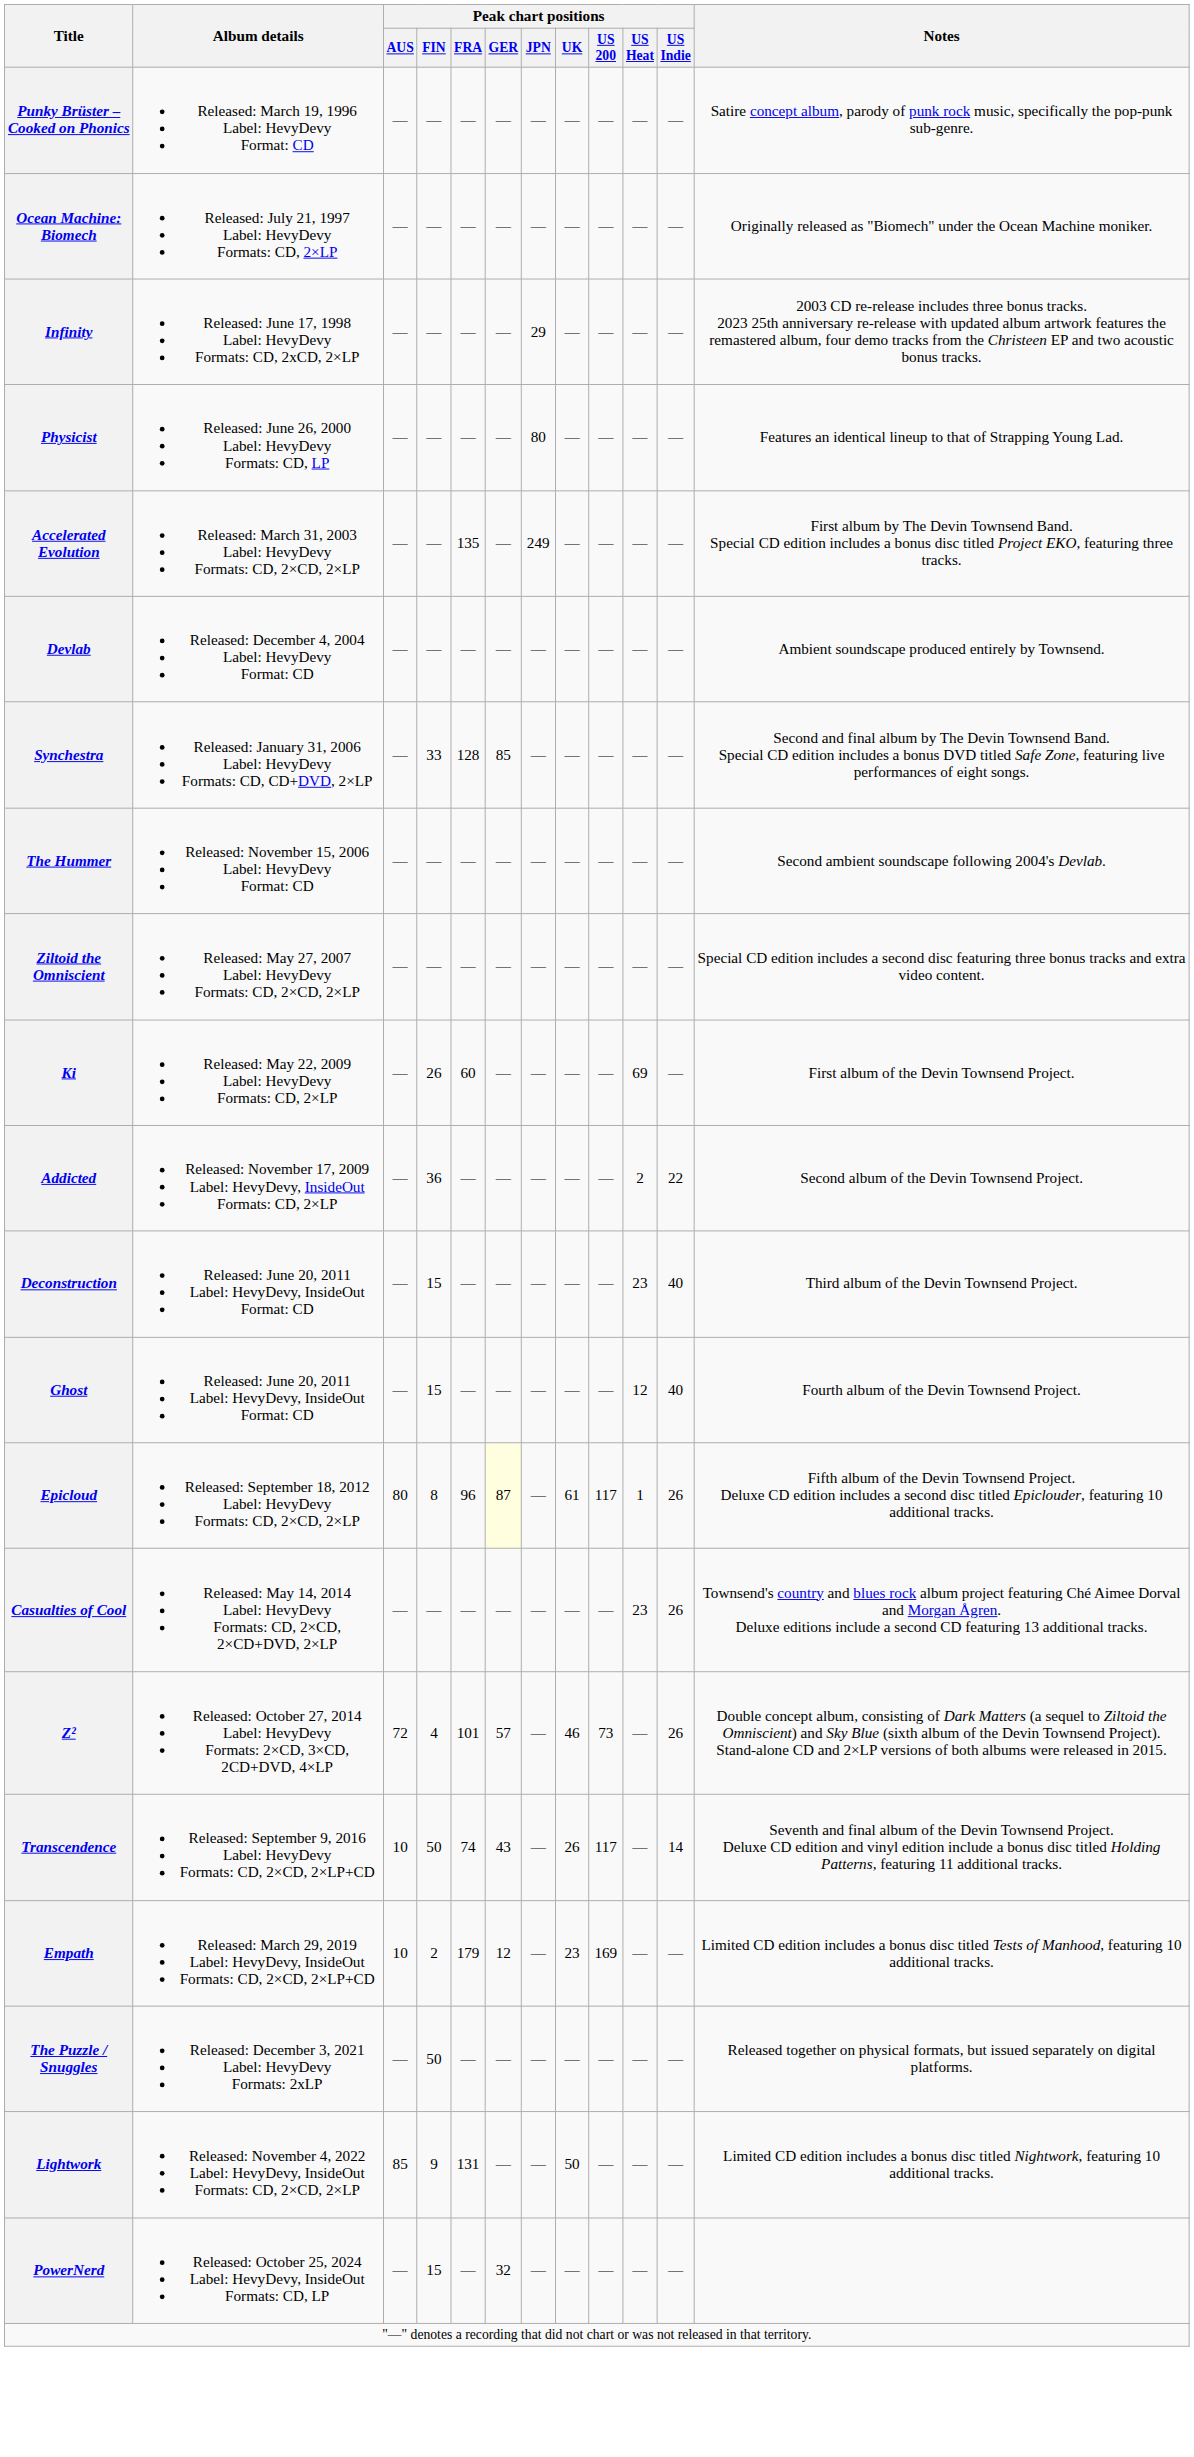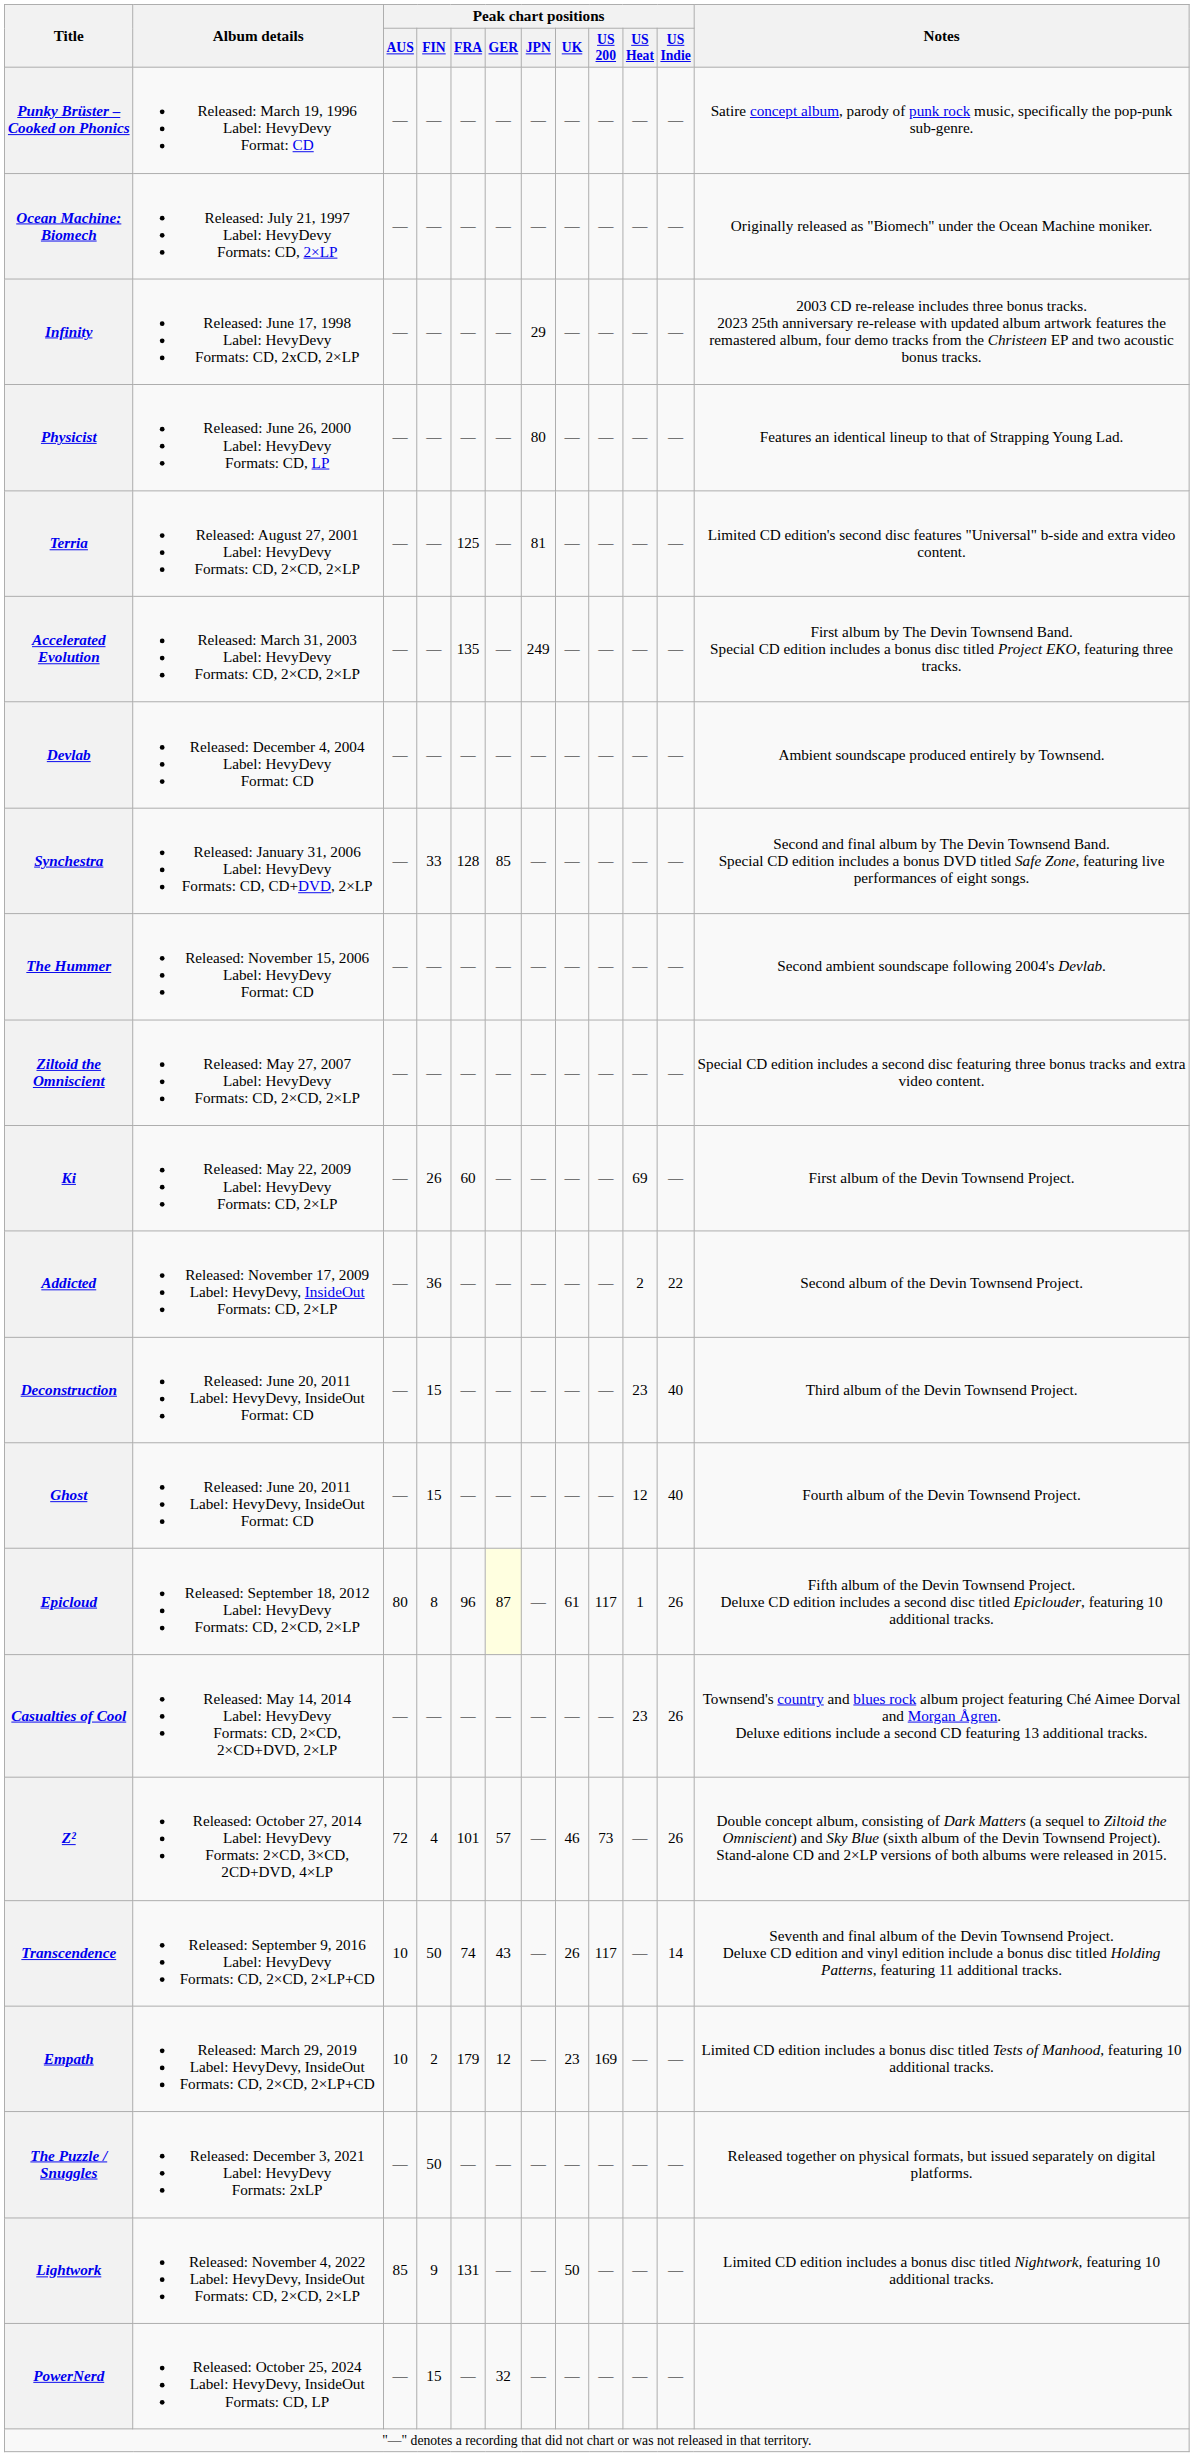+ row: (69, 543)
